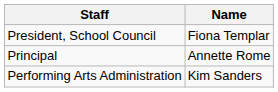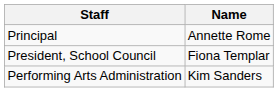rows swapped: (82, 35) <-> (32, 55)
